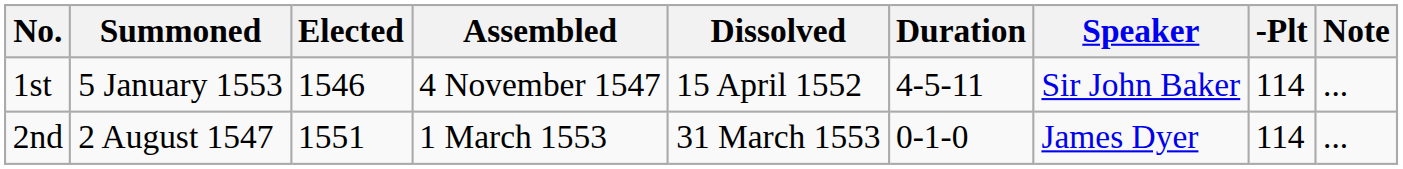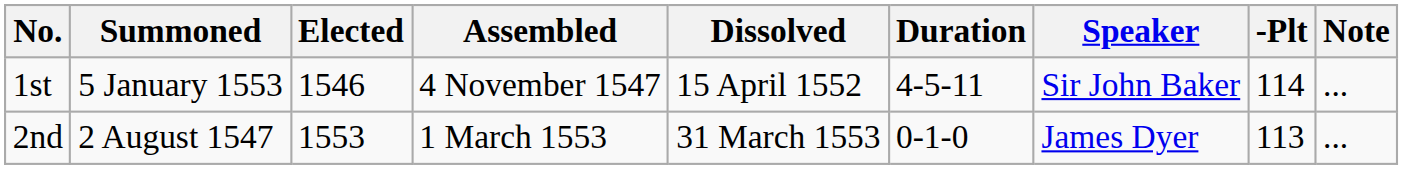(332, 137) 1551 -> (332, 137) 1553
(1280, 137) 114 -> (1280, 137) 113
